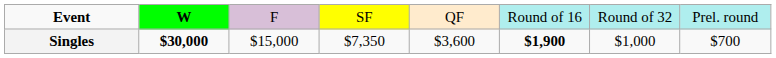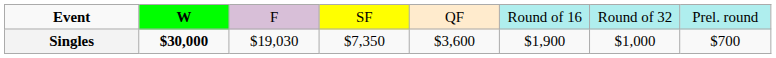(274, 41) $15,000 -> (274, 41) $19,030
(545, 41) bold -> (545, 41) normal
